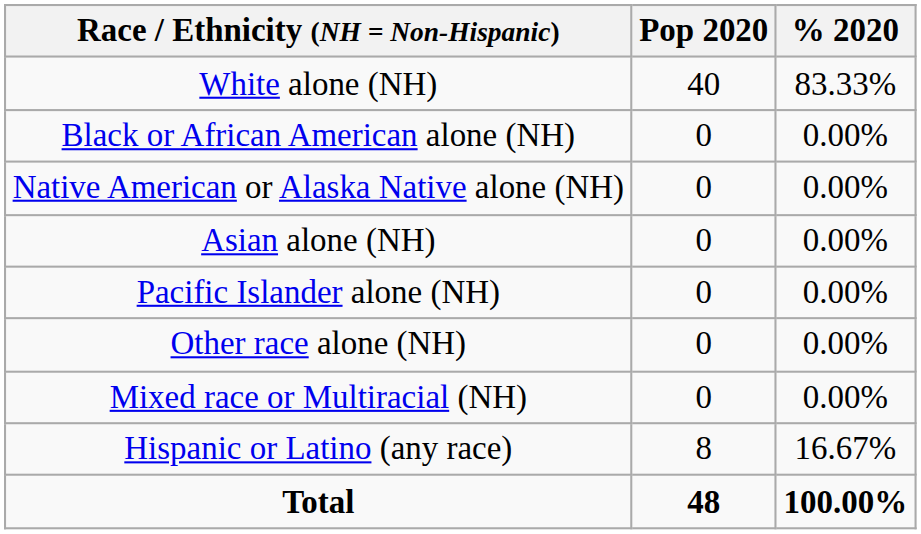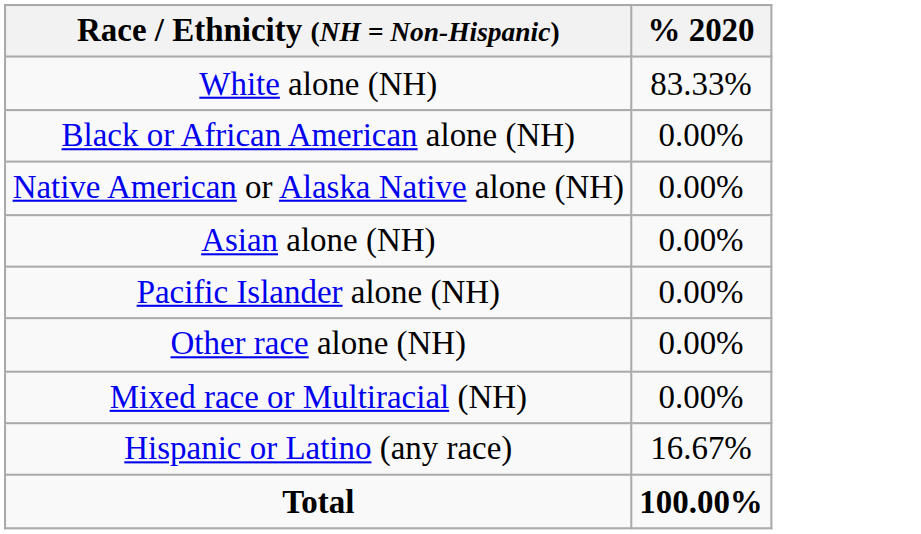- column: (704, 30)
